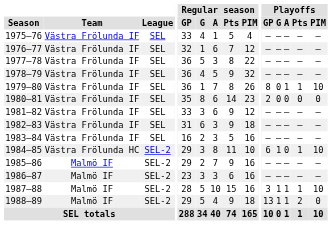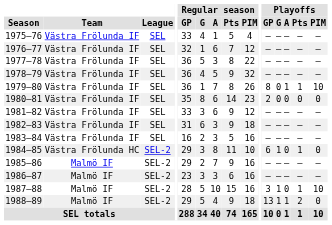(318, 150) 10 -> (318, 150) 0
(287, 189) 1 -> (287, 189) 0
